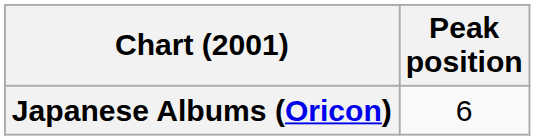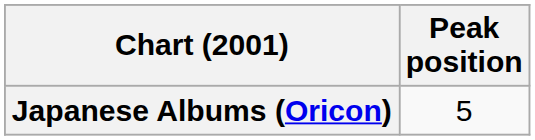(464, 109) 6 -> (464, 109) 5
